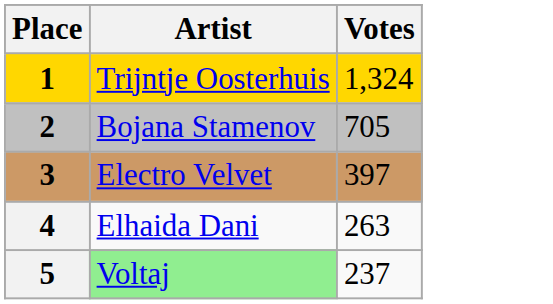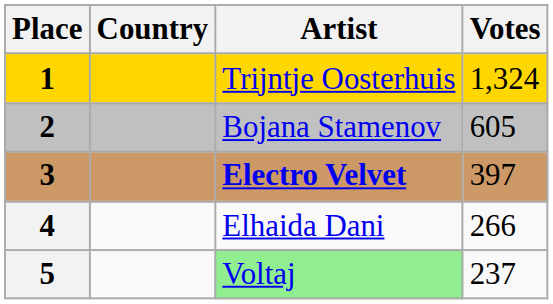+ column: (152, 28)
(367, 126) 705 -> (493, 126) 605
(184, 175) normal -> (314, 175) bold
(367, 224) 263 -> (493, 224) 266
